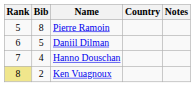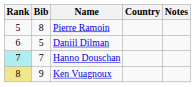(18, 58) no background -> (18, 58) paleturquoise background
(41, 58) 4 -> (41, 58) 7
(41, 74) 2 -> (41, 74) 9
